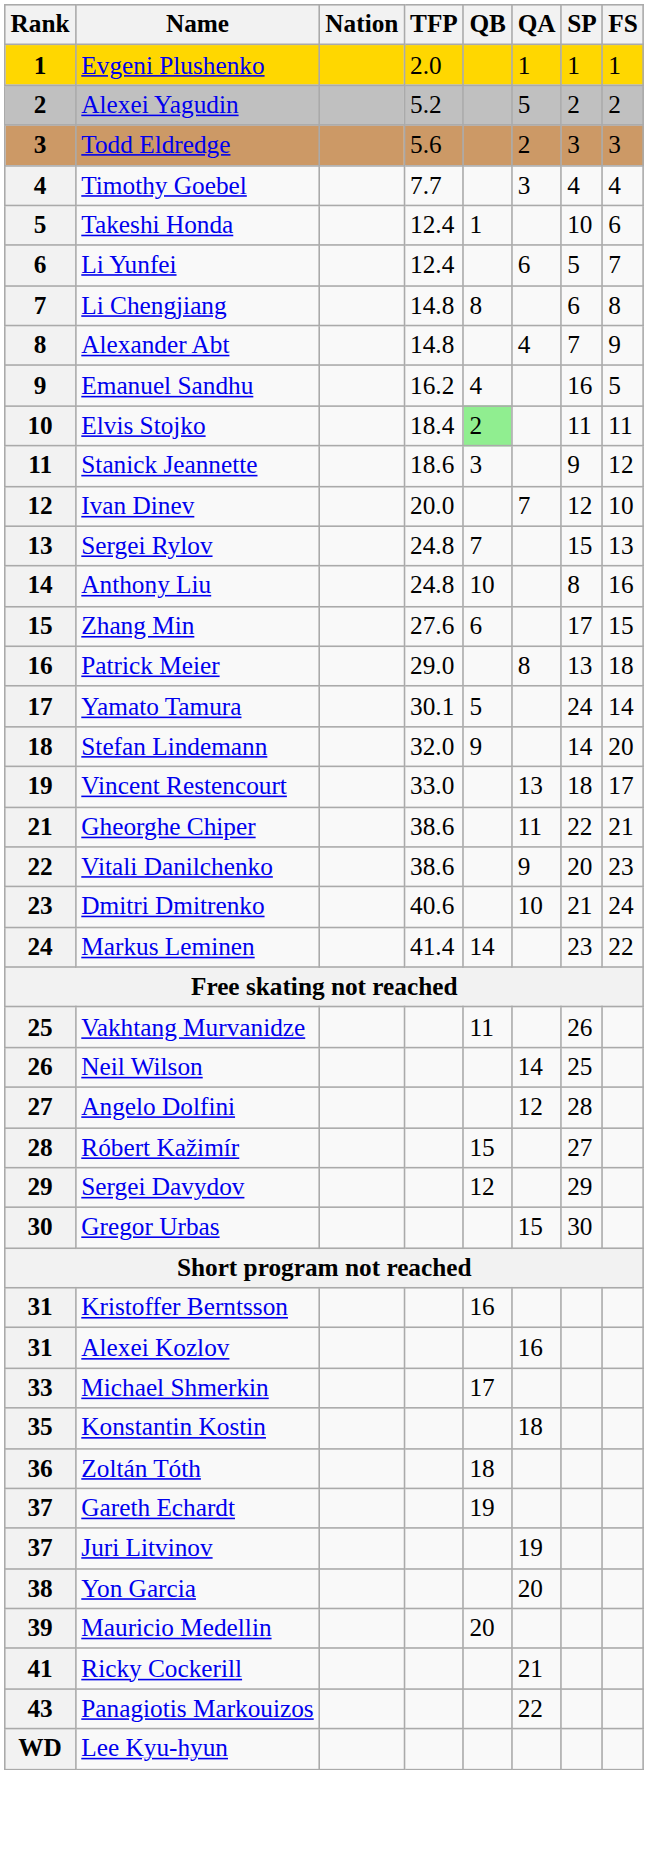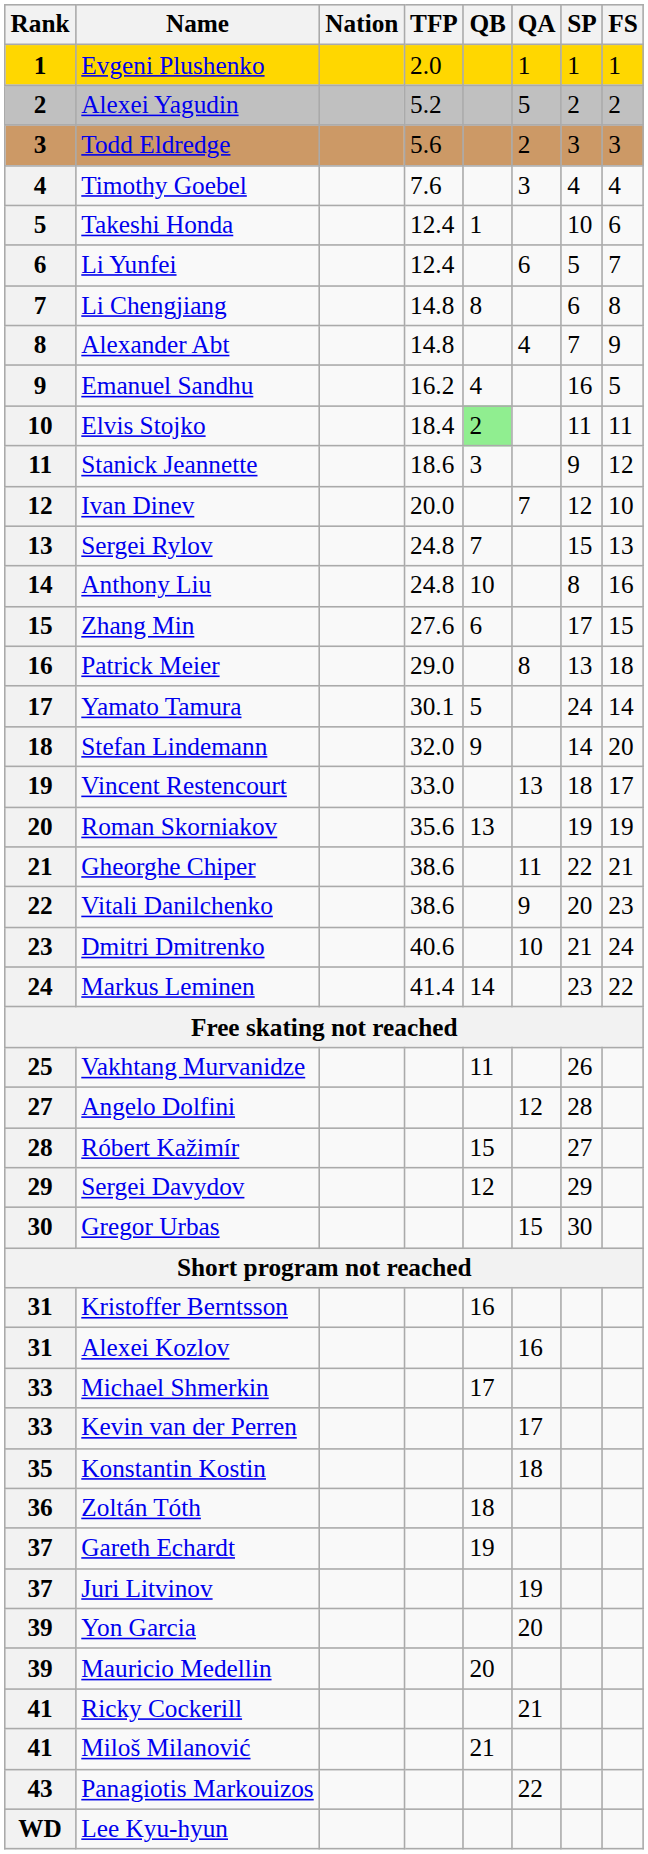(426, 184) 7.7 -> (426, 184) 7.6
+ row: (179, 826)
- row: (142, 1066)
+ row: (189, 1427)
(40, 1588) 38 -> (40, 1628) 39
+ row: (166, 1748)
